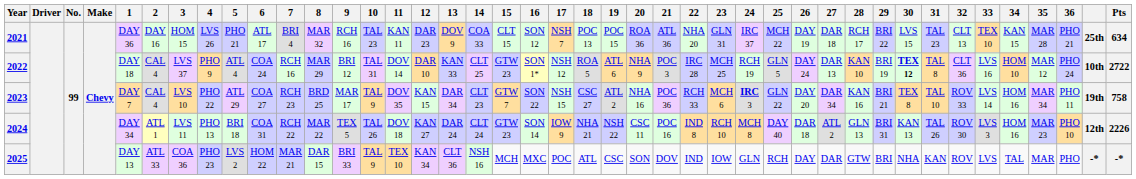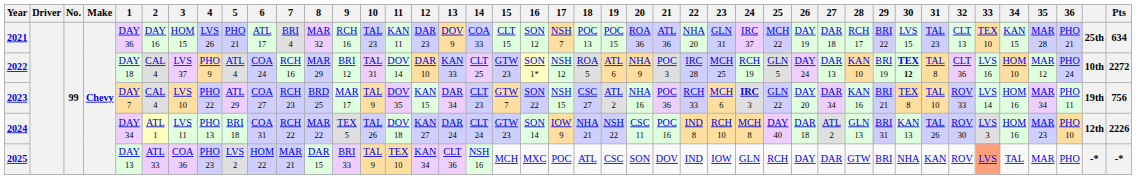(1119, 67) 2722 -> (1119, 67) 2272
(1119, 98) 758 -> (1119, 98) 756
(988, 159) no background -> (988, 159) lightsalmon background
